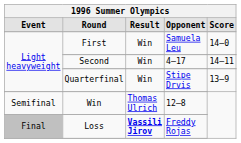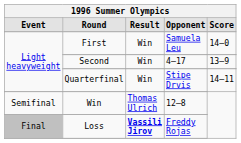(222, 62) 14–11 -> (219, 62) 13–9
(219, 80) 13–9 -> (222, 80) 14–11
